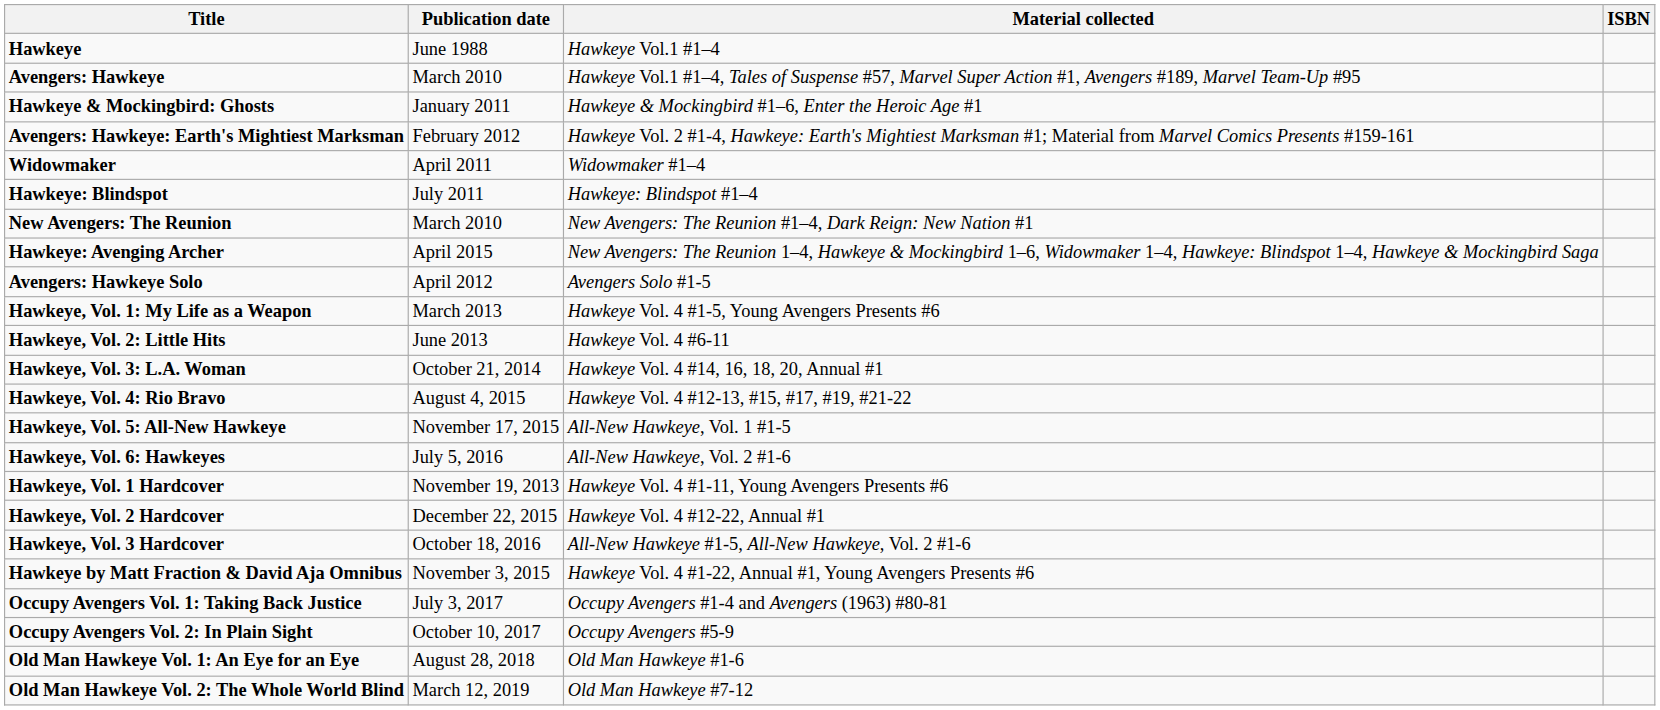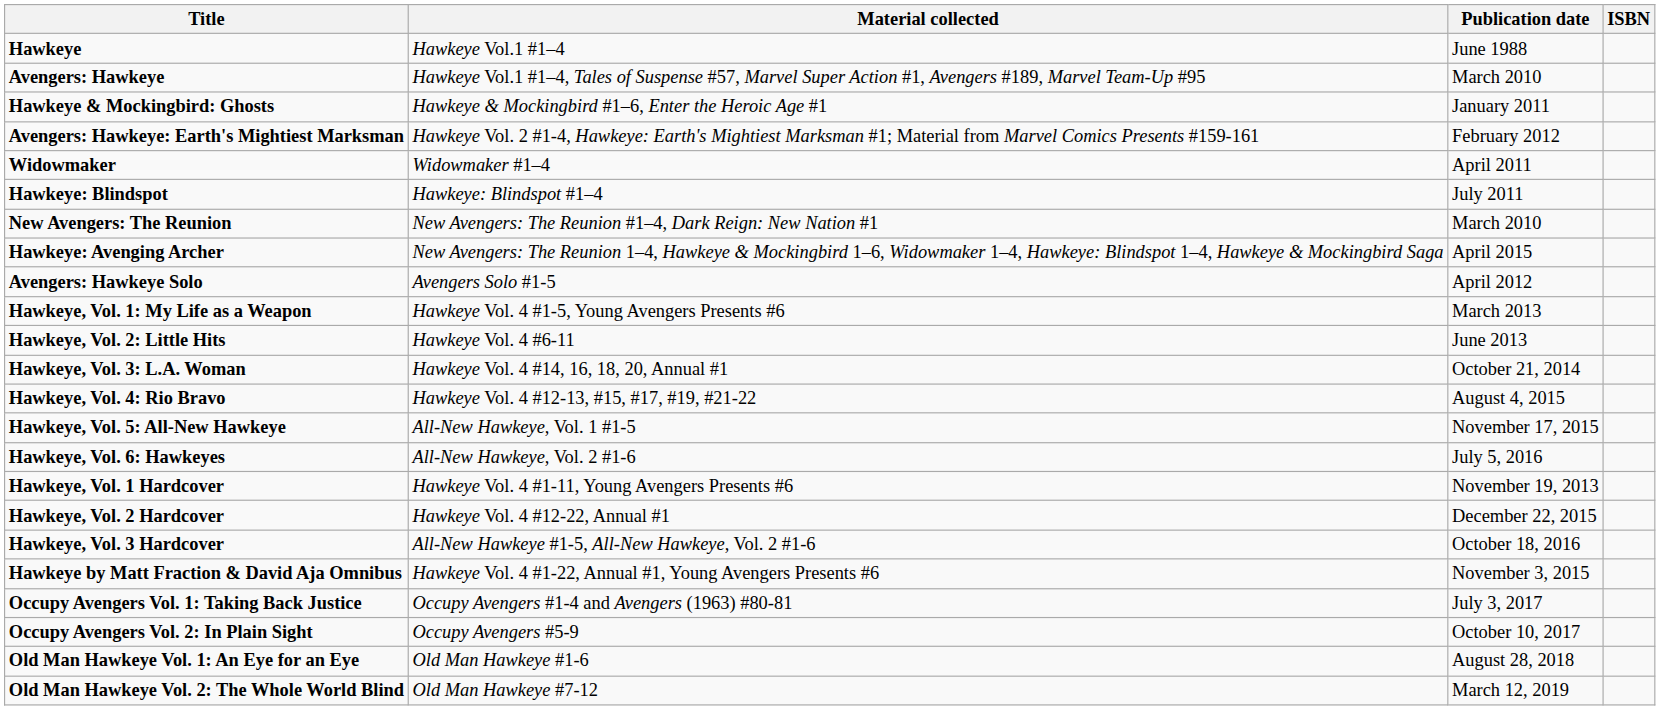columns swapped: (1083, 19) <-> (486, 19)
